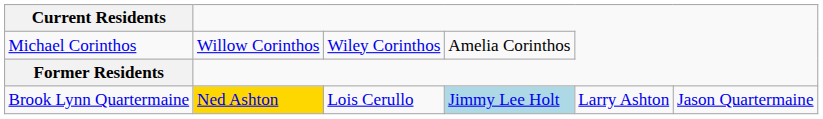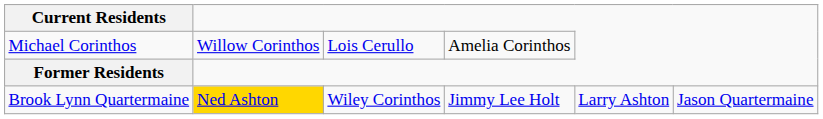(384, 45) Wiley Corinthos -> (370, 45) Lois Cerullo
(370, 99) Lois Cerullo -> (384, 99) Wiley Corinthos
(504, 99) lightblue background -> (504, 99) no background
